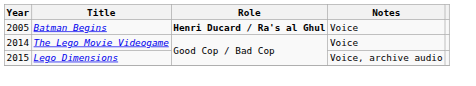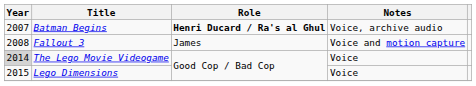(18, 27) 2005 -> (18, 27) 2007
(344, 27) Voice -> (386, 27) Voice, archive audio
+ row: (59, 42)
(18, 42) no background -> (18, 58) lightgrey background
(386, 58) Voice, archive audio -> (344, 73) Voice
